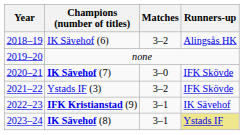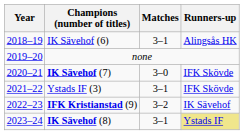(160, 40) 3–2 -> (160, 40) 3–1
(160, 89) 3–2 -> (160, 89) 3–1
(160, 105) 3–1 -> (160, 105) 3–2
